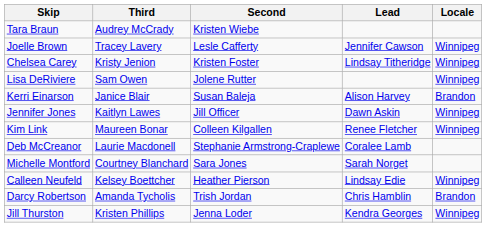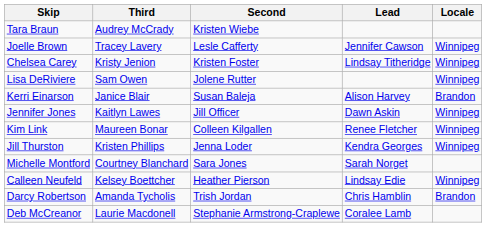rows swapped: (44, 146) <-> (35, 213)
